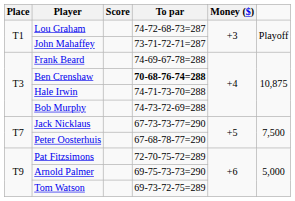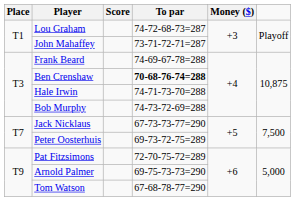(170, 140) 67-68-78-77=290 -> (170, 140) 69-73-72-75=289
(170, 188) 69-73-72-75=289 -> (170, 188) 67-68-78-77=290
